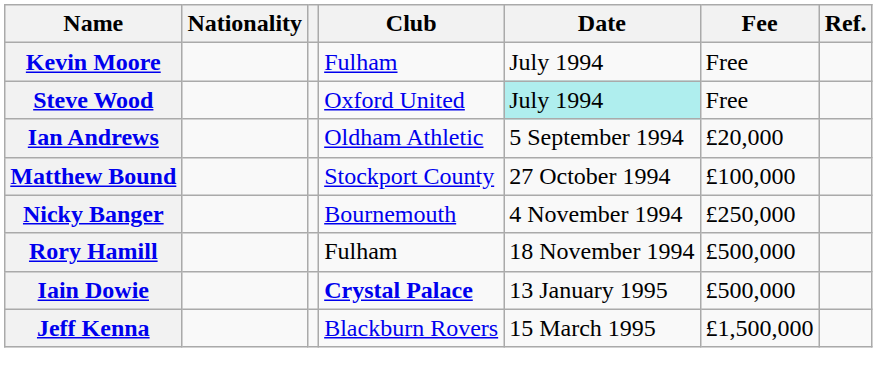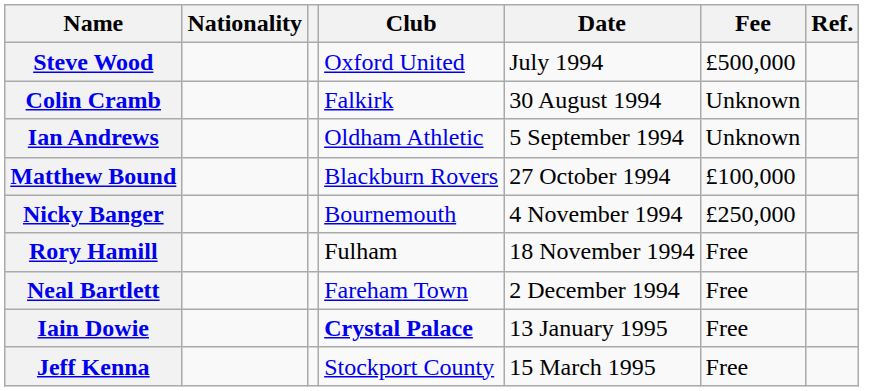- row: (93, 61)
(556, 99) paleturquoise background -> (556, 61) no background
(727, 99) Free -> (751, 61) £500,000
+ row: (93, 99)
(745, 137) £20,000 -> (753, 137) Unknown
(409, 175) Stockport County -> (411, 175) Blackburn Rovers
(751, 251) £500,000 -> (727, 251) Free
+ row: (93, 289)
(751, 289) £500,000 -> (727, 328) Free
(411, 328) Blackburn Rovers -> (409, 366) Stockport County
(760, 328) £1,500,000 -> (727, 366) Free
